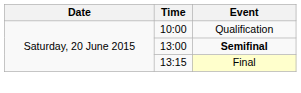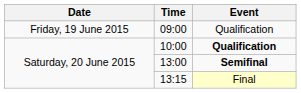+ row: (173, 29)
(244, 29) normal -> (244, 46) bold
